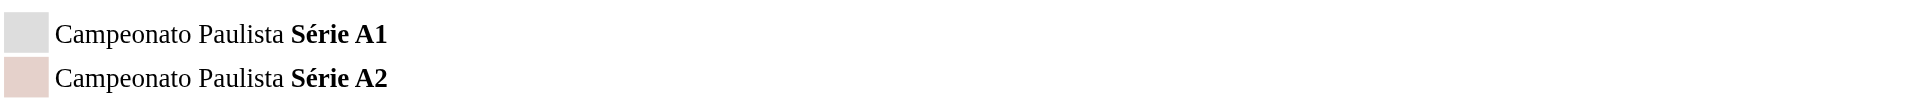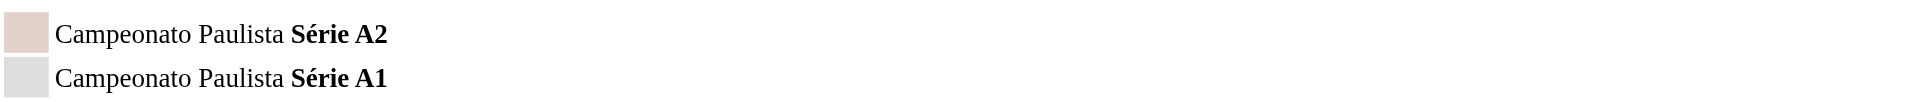rows swapped: (221, 33) <-> (221, 78)
